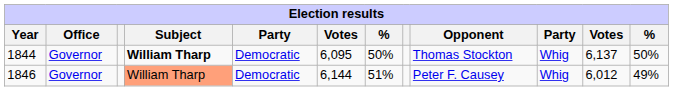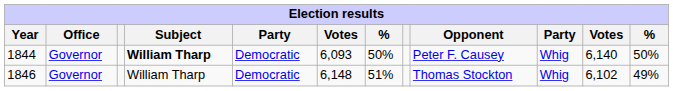(336, 55) 6,095 -> (336, 55) 6,093
(463, 55) Thomas Stockton -> (458, 55) Peter F. Causey
(601, 55) 6,137 -> (601, 55) 6,140
(166, 75) lightsalmon background -> (166, 75) no background
(336, 75) 6,144 -> (336, 75) 6,148
(458, 75) Peter F. Causey -> (463, 75) Thomas Stockton
(601, 75) 6,012 -> (601, 75) 6,102
